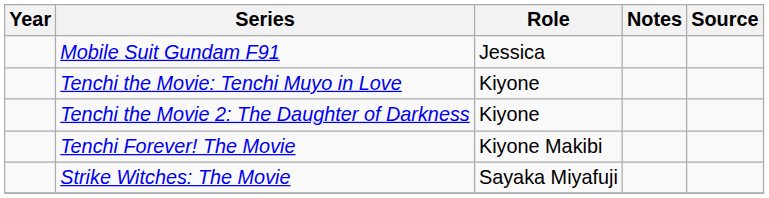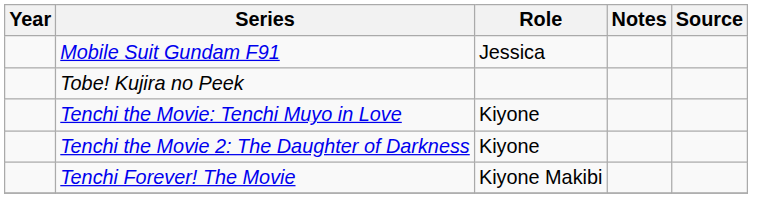+ row: (152, 83)
- row: (175, 177)
